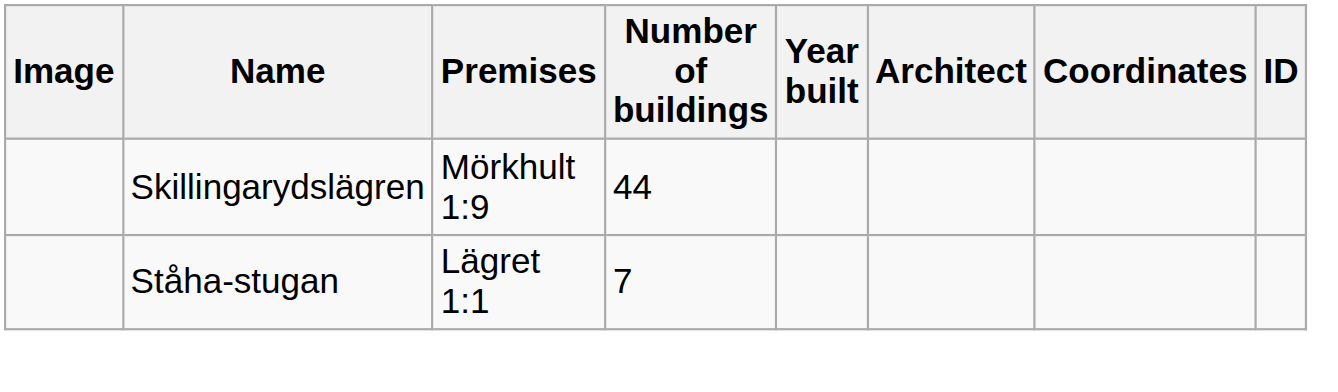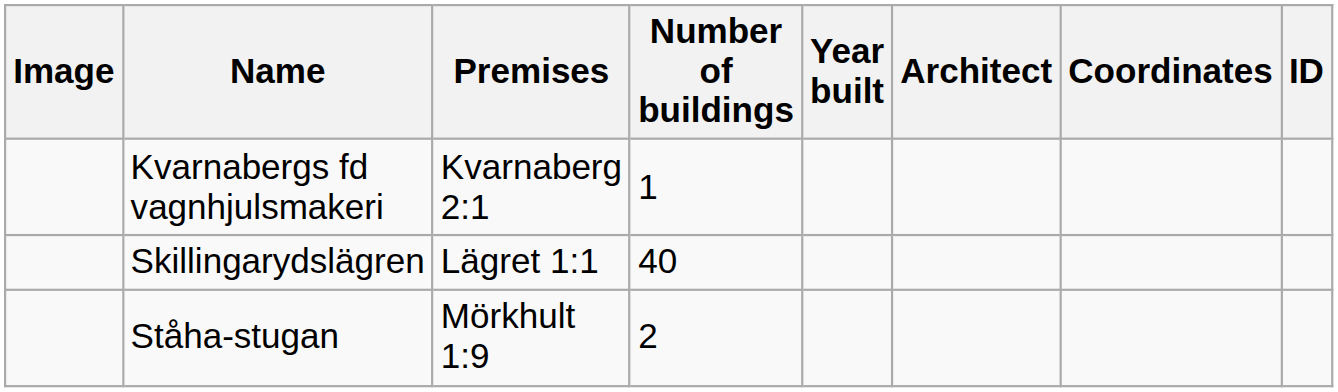+ row: (257, 186)
(508, 186) Mörkhult 1:9 -> (520, 261) Lägret 1:1
(632, 186) 44 -> (658, 261) 40
(491, 281) Lägret 1:1 -> (508, 336) Mörkhult 1:9
(623, 281) 7 -> (648, 336) 2
